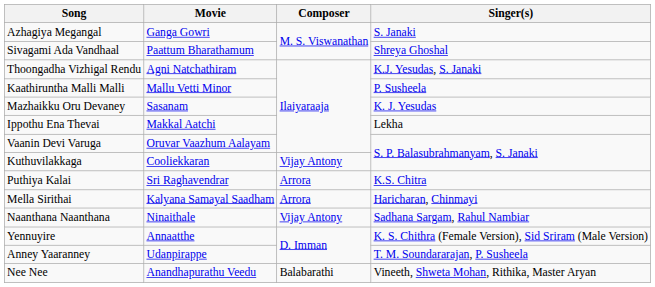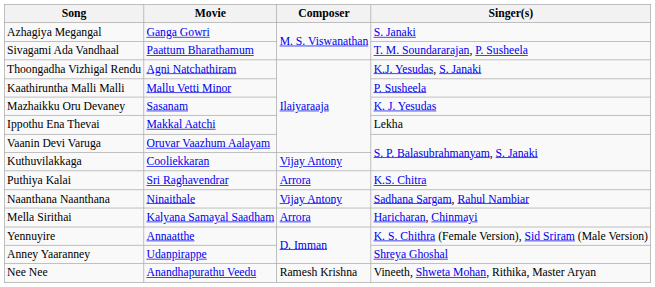(411, 50) Shreya Ghoshal -> (451, 50) T. M. Soundararajan, P. Susheela
rows swapped: (39, 198) <-> (58, 217)
(451, 254) T. M. Soundararajan, P. Susheela -> (411, 254) Shreya Ghoshal
(307, 273) Balabarathi -> (318, 273) Ramesh Krishna
